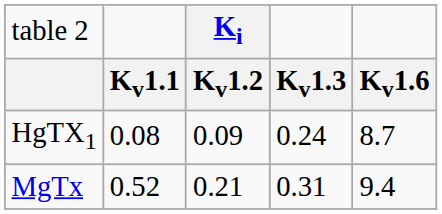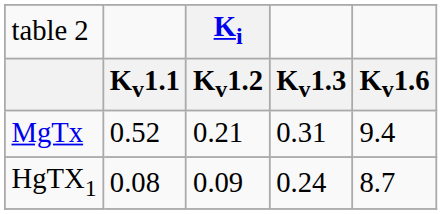rows swapped: (54, 136) <-> (47, 185)
